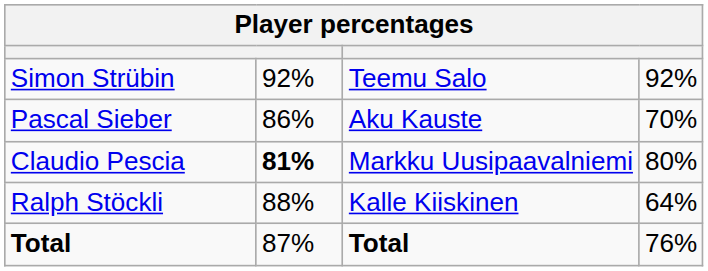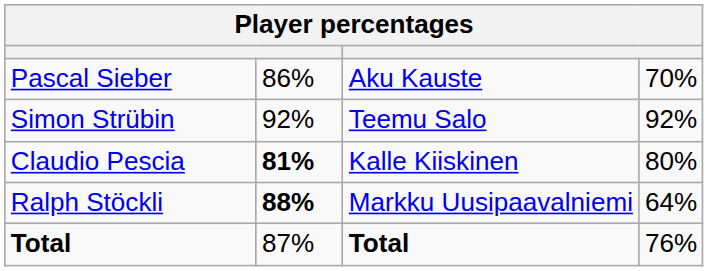rows swapped: (93, 78) <-> (91, 119)
(491, 161) Markku Uusipaavalniemi -> (434, 161) Kalle Kiiskinen
(288, 202) normal -> (288, 202) bold
(434, 202) Kalle Kiiskinen -> (491, 202) Markku Uusipaavalniemi
